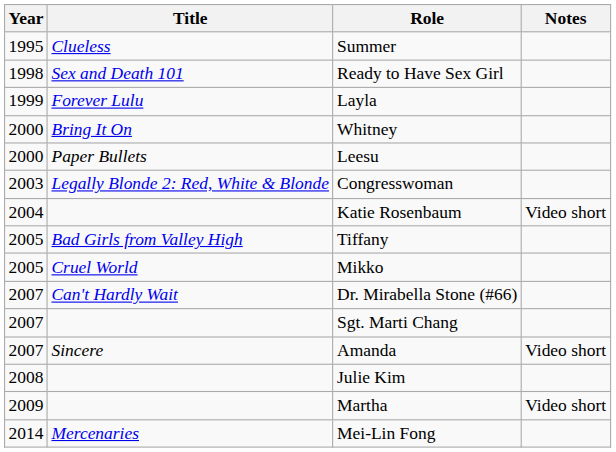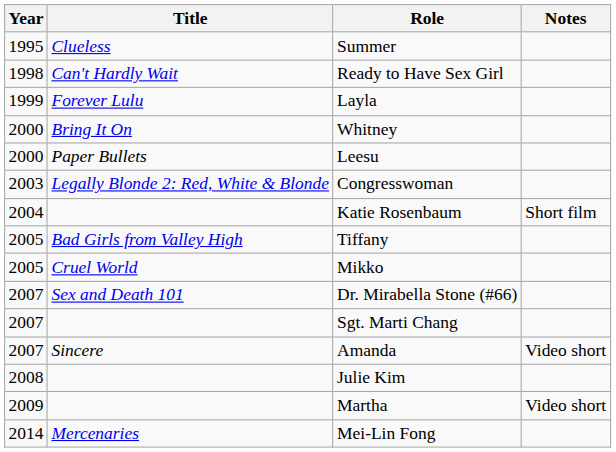(118, 73) Sex and Death 101 -> (115, 73) Can't Hardly Wait
(566, 211) Video short -> (561, 211) Short film
(115, 294) Can't Hardly Wait -> (118, 294) Sex and Death 101
